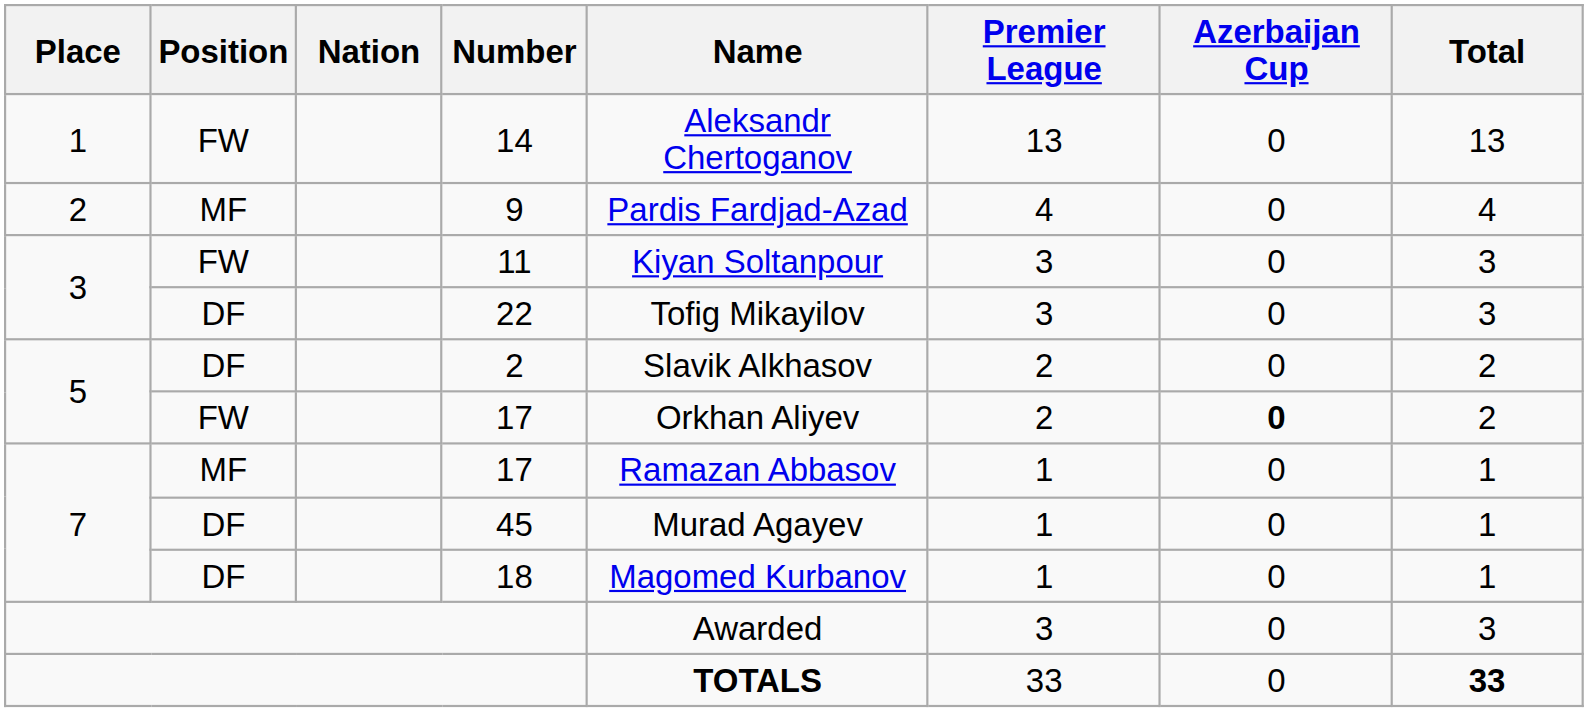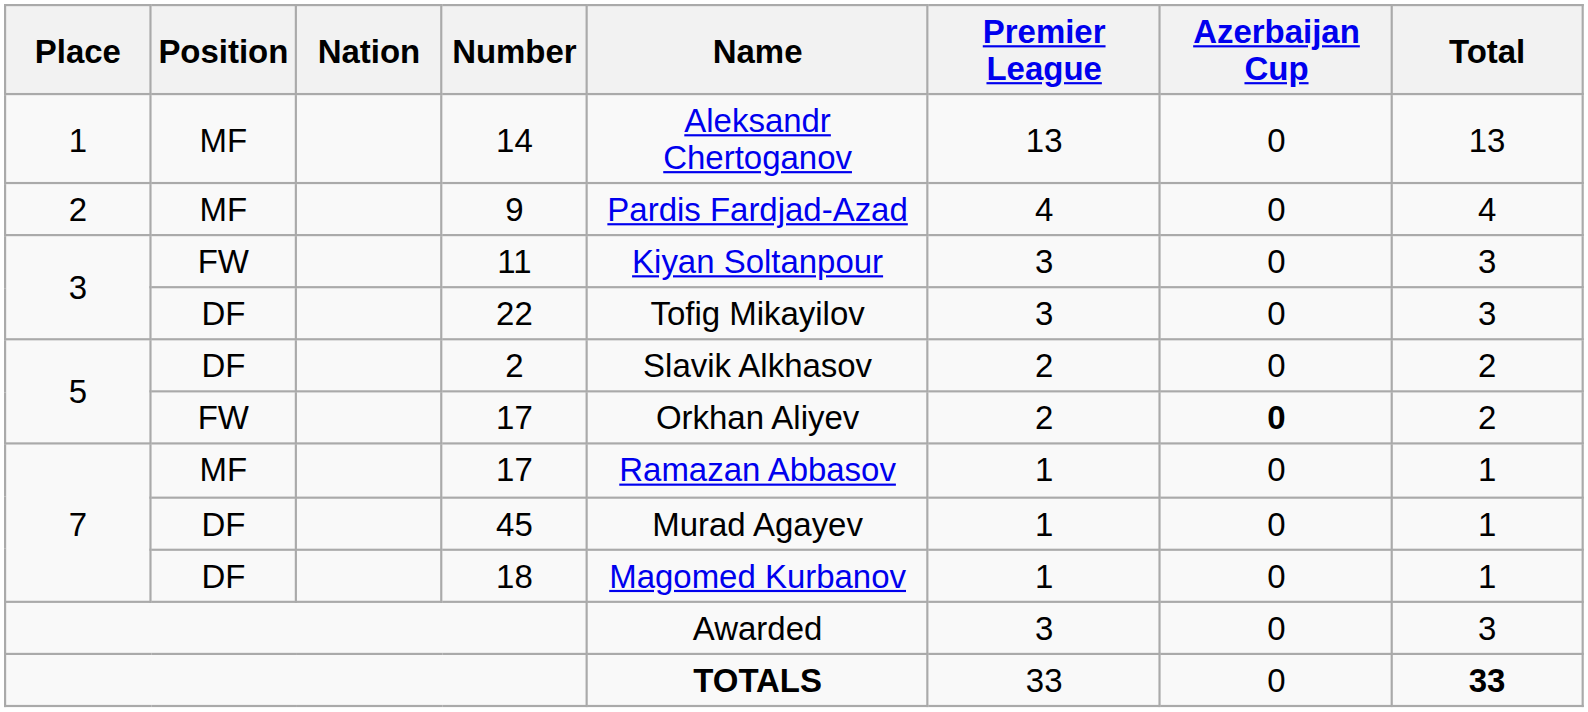(223, 139) FW -> (223, 139) MF
